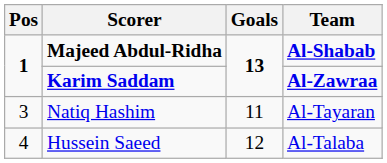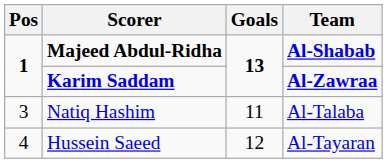(331, 111) Al-Tayaran -> (326, 111) Al-Talaba
(326, 142) Al-Talaba -> (331, 142) Al-Tayaran
